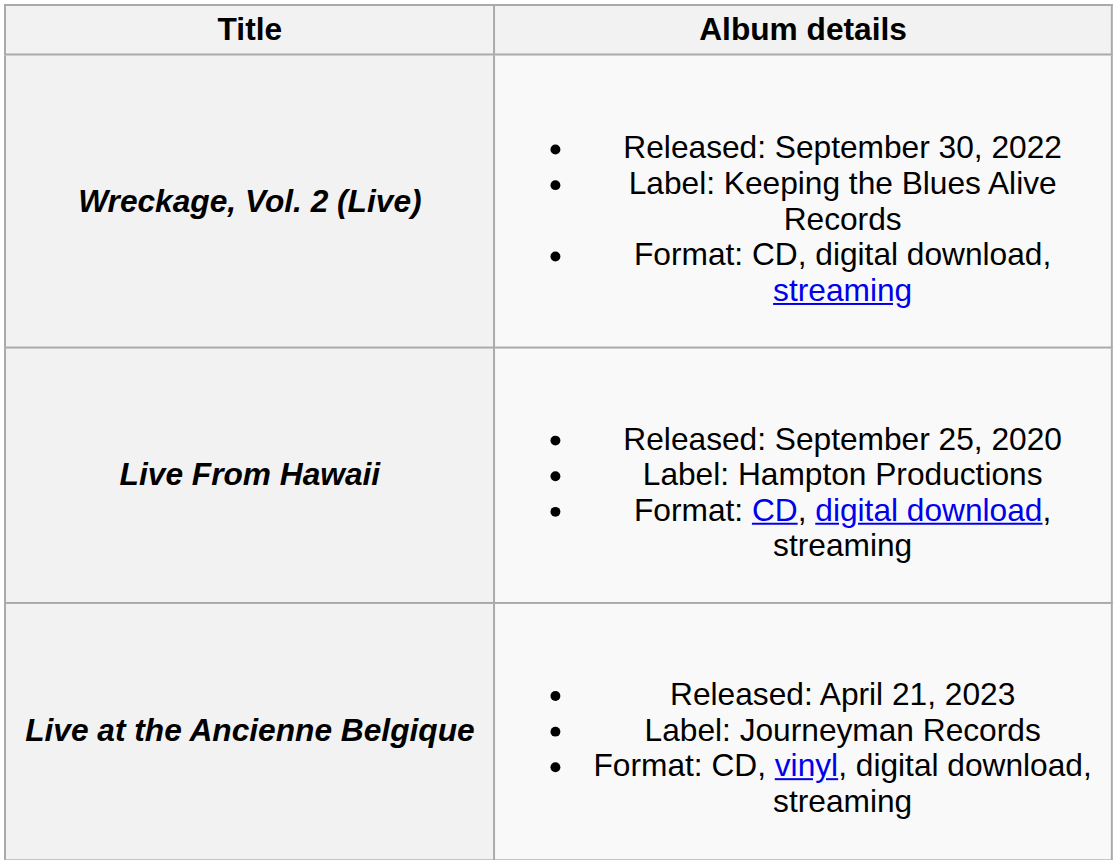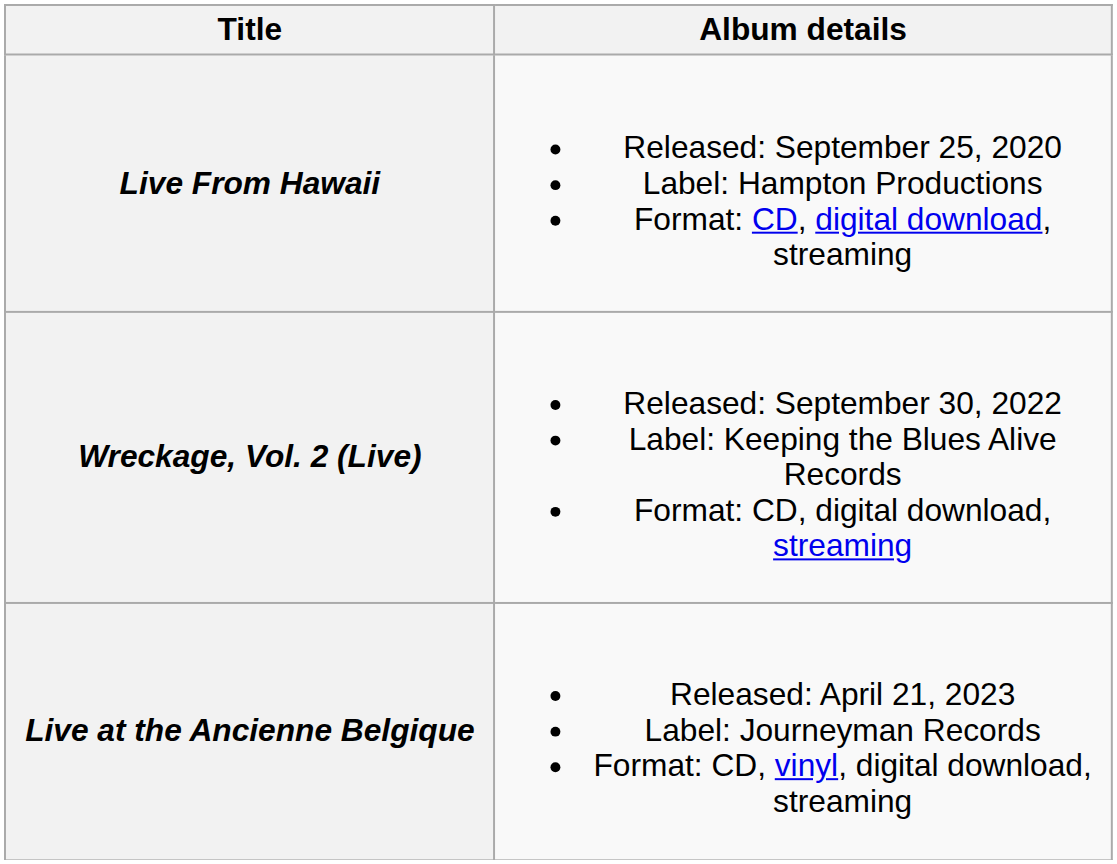rows swapped: (250, 474) <-> (250, 200)
